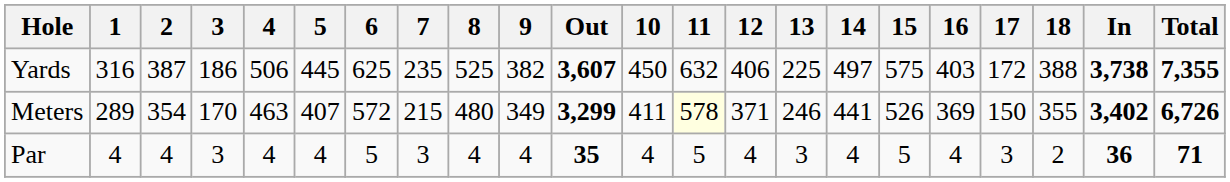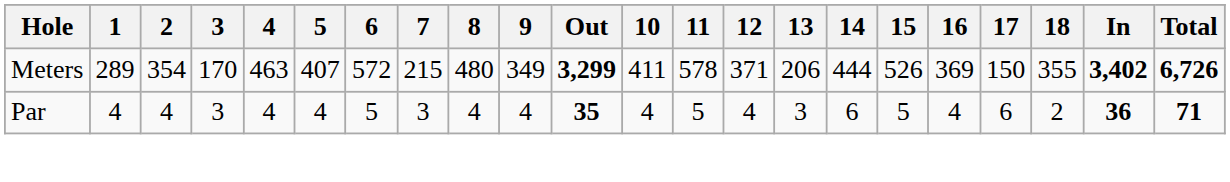- row: (41, 69)
(699, 112) lightyellow background -> (698, 69) no background
(802, 112) 246 -> (801, 69) 206
(853, 112) 441 -> (852, 69) 444
(853, 155) 4 -> (852, 112) 6
(1007, 155) 3 -> (1006, 112) 6
